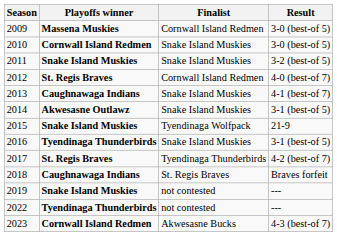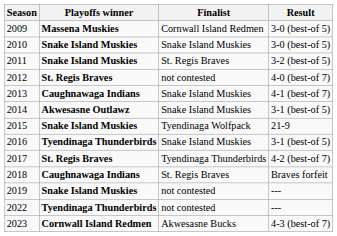(96, 45) Cornwall Island Redmen -> (89, 45) Snake Island Muskies
(206, 61) Snake Island Muskies -> (195, 61) St. Regis Braves
(212, 77) Cornwall Island Redmen -> (188, 77) not contested
